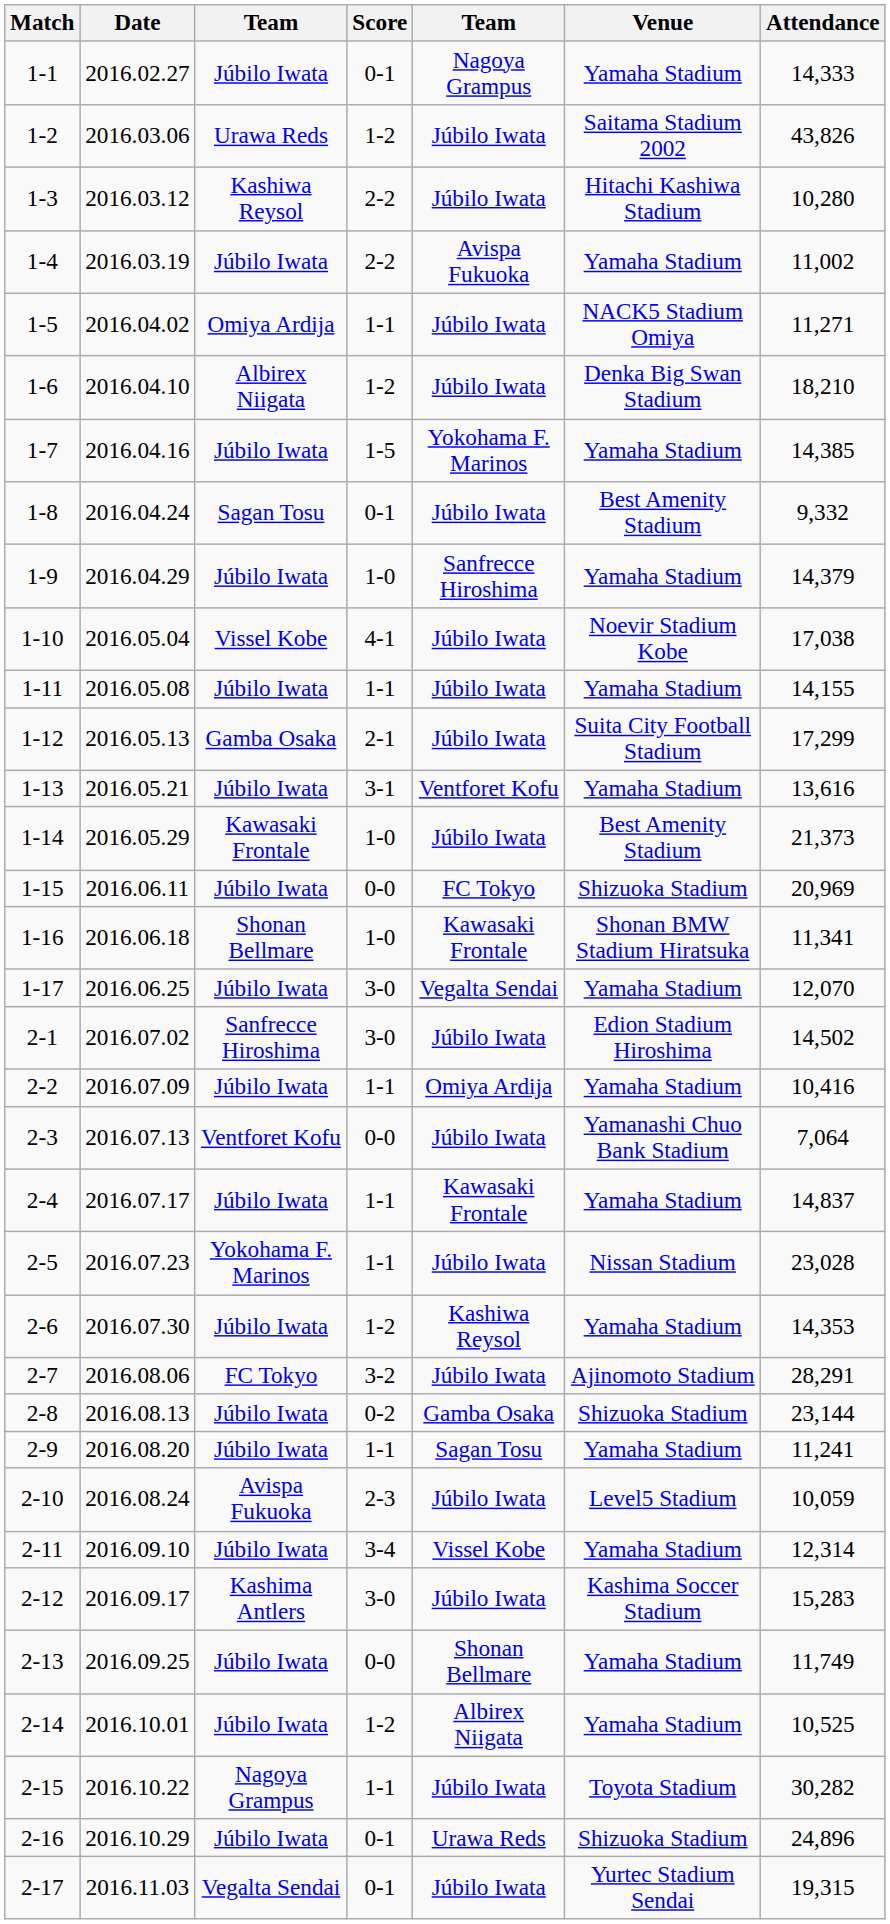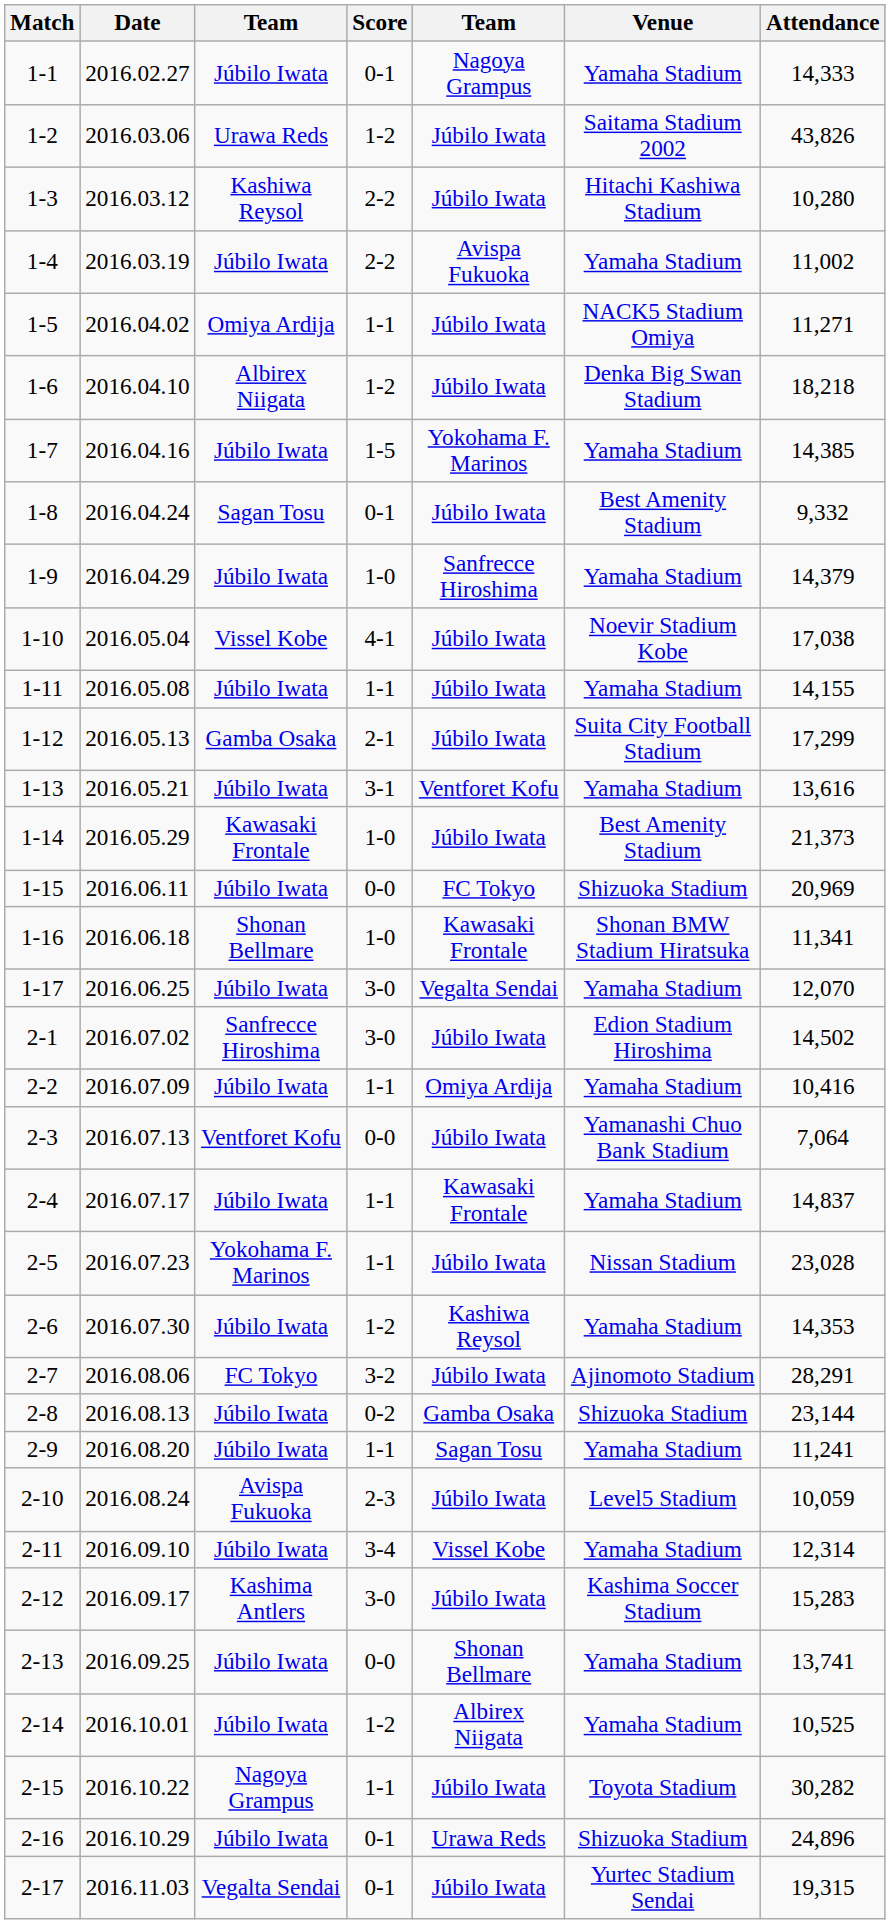(823, 387) 18,210 -> (823, 387) 18,218
(823, 1661) 11,749 -> (823, 1661) 13,741
